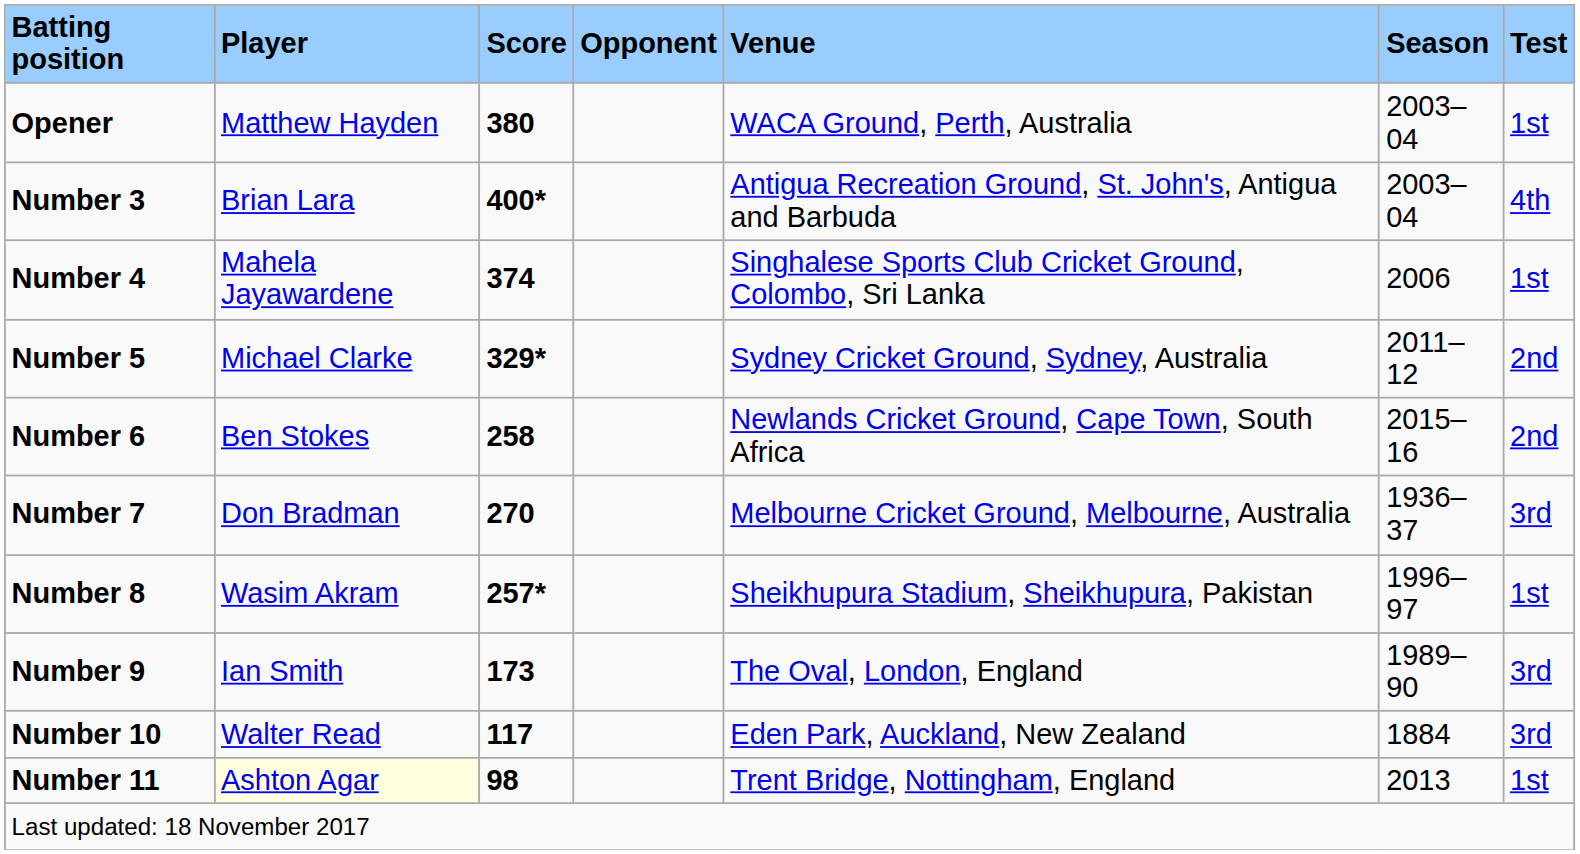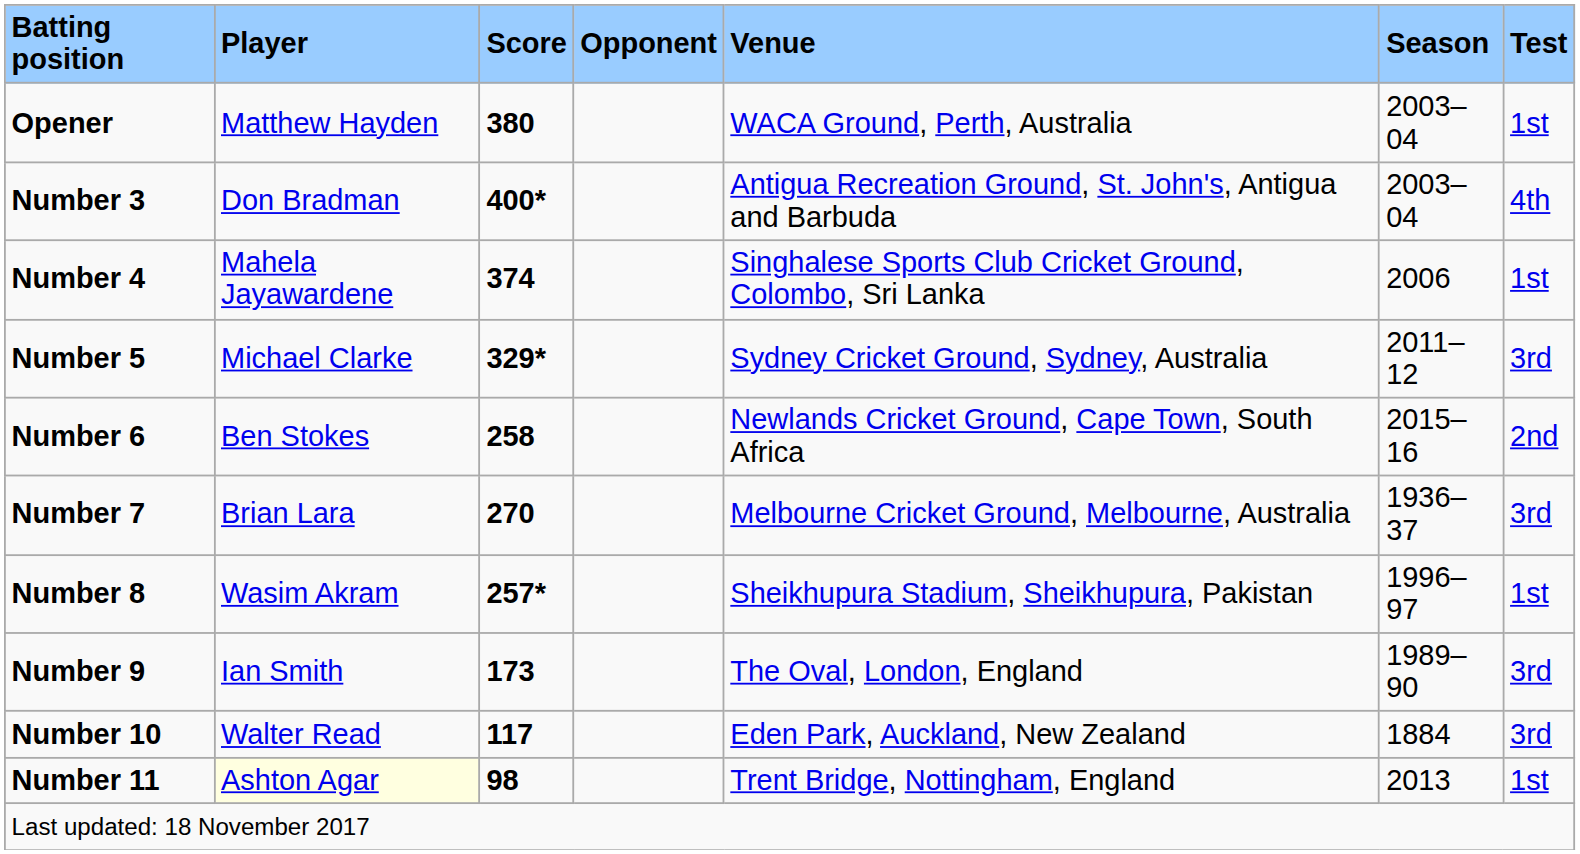(288, 200) Brian Lara -> (310, 200) Don Bradman
(1534, 357) 2nd -> (1531, 357) 3rd
(310, 514) Don Bradman -> (288, 514) Brian Lara
